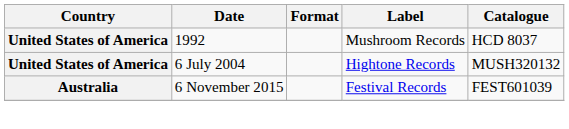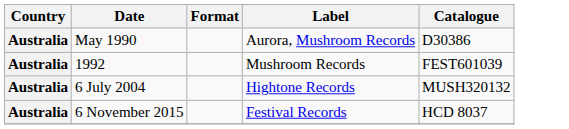+ row: (106, 40)
(88, 40) United States of America -> (38, 64) Australia
(505, 40) HCD 8037 -> (462, 64) FEST601039
(88, 64) United States of America -> (38, 87) Australia
(512, 87) FEST601039 -> (455, 111) HCD 8037
